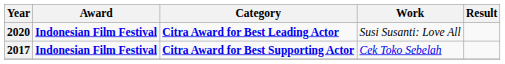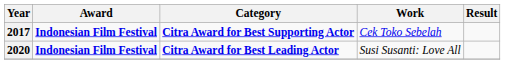rows swapped: (19, 50) <-> (19, 31)
